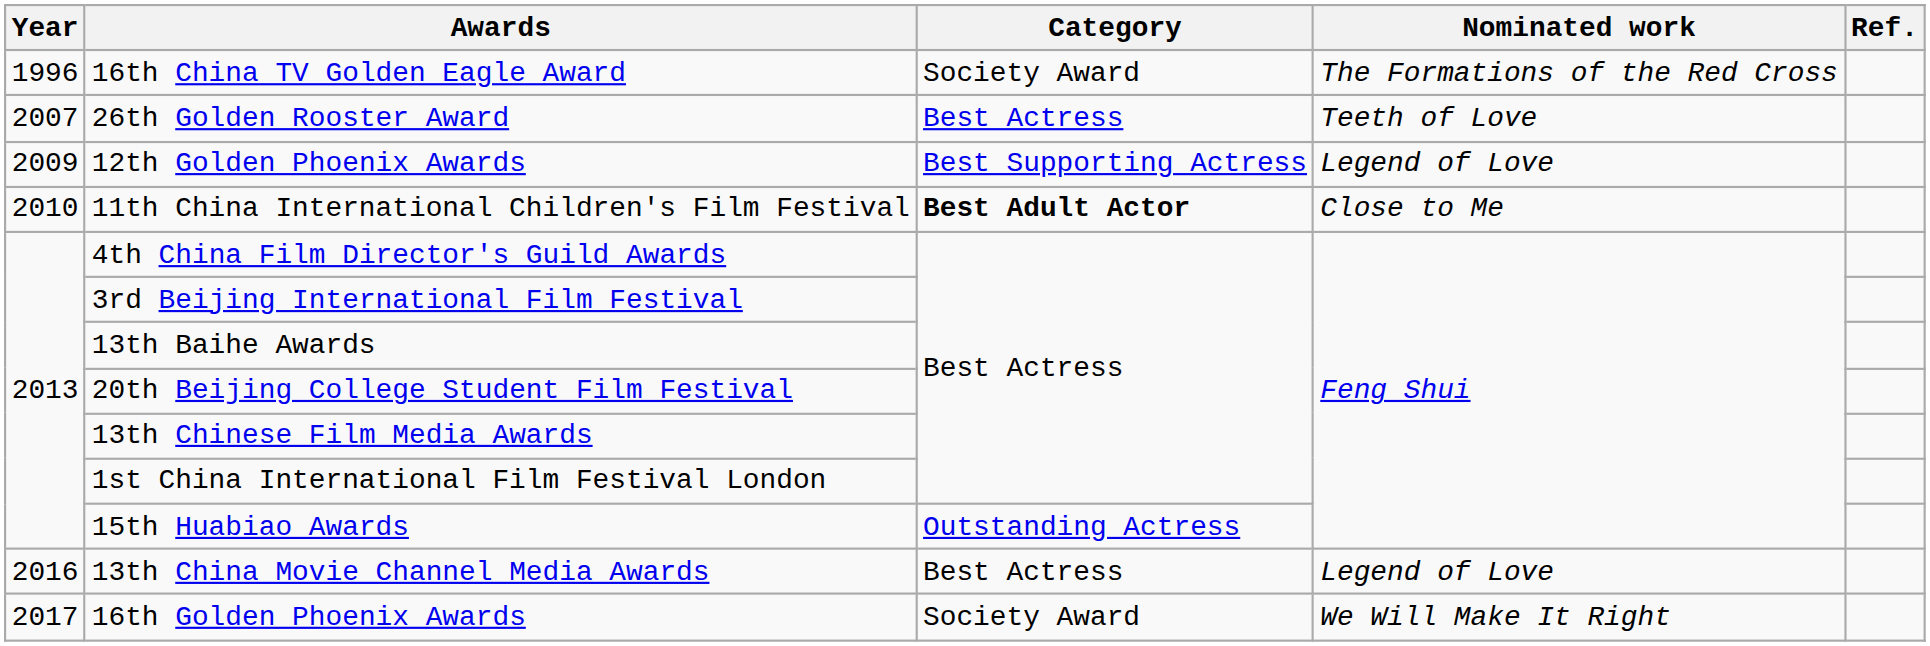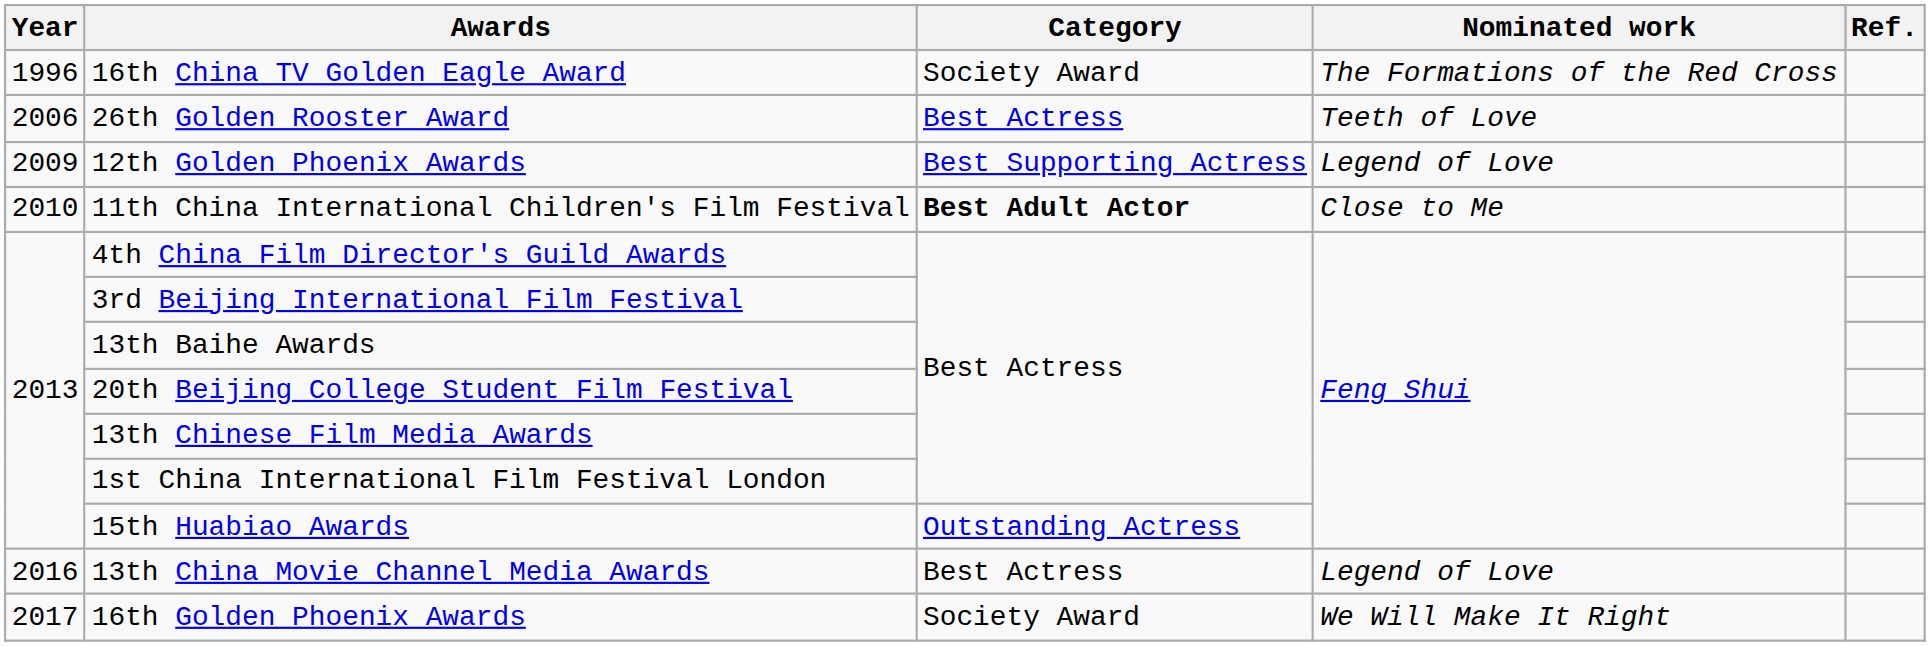(45, 118) 2007 -> (45, 118) 2006
